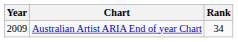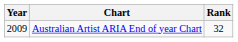(219, 28) 34 -> (219, 28) 32
